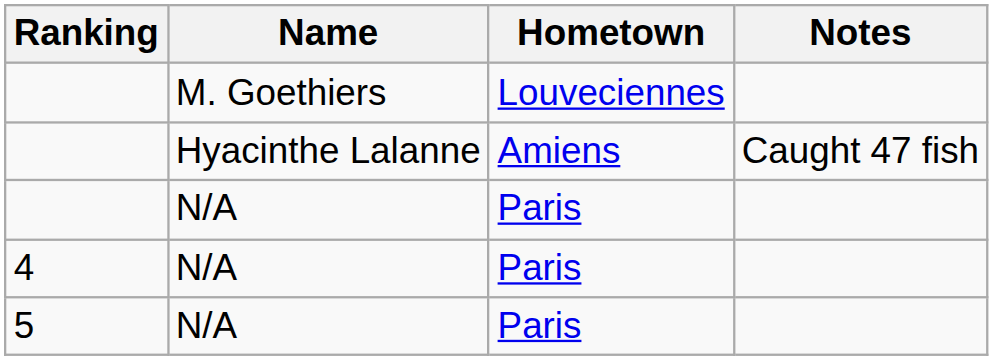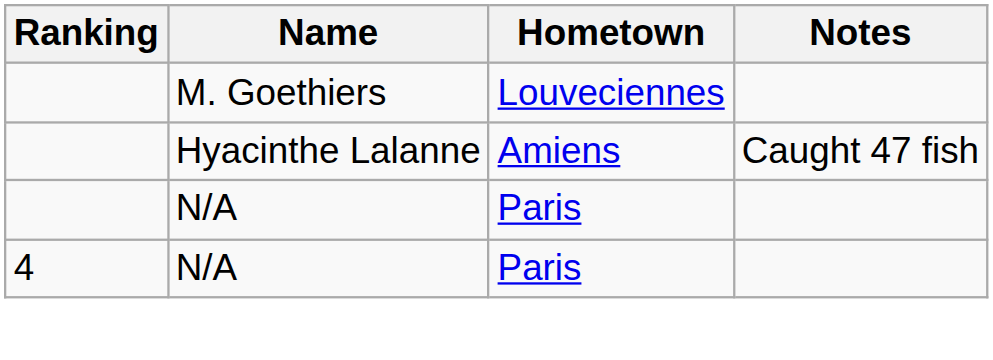- row: (24, 325)
